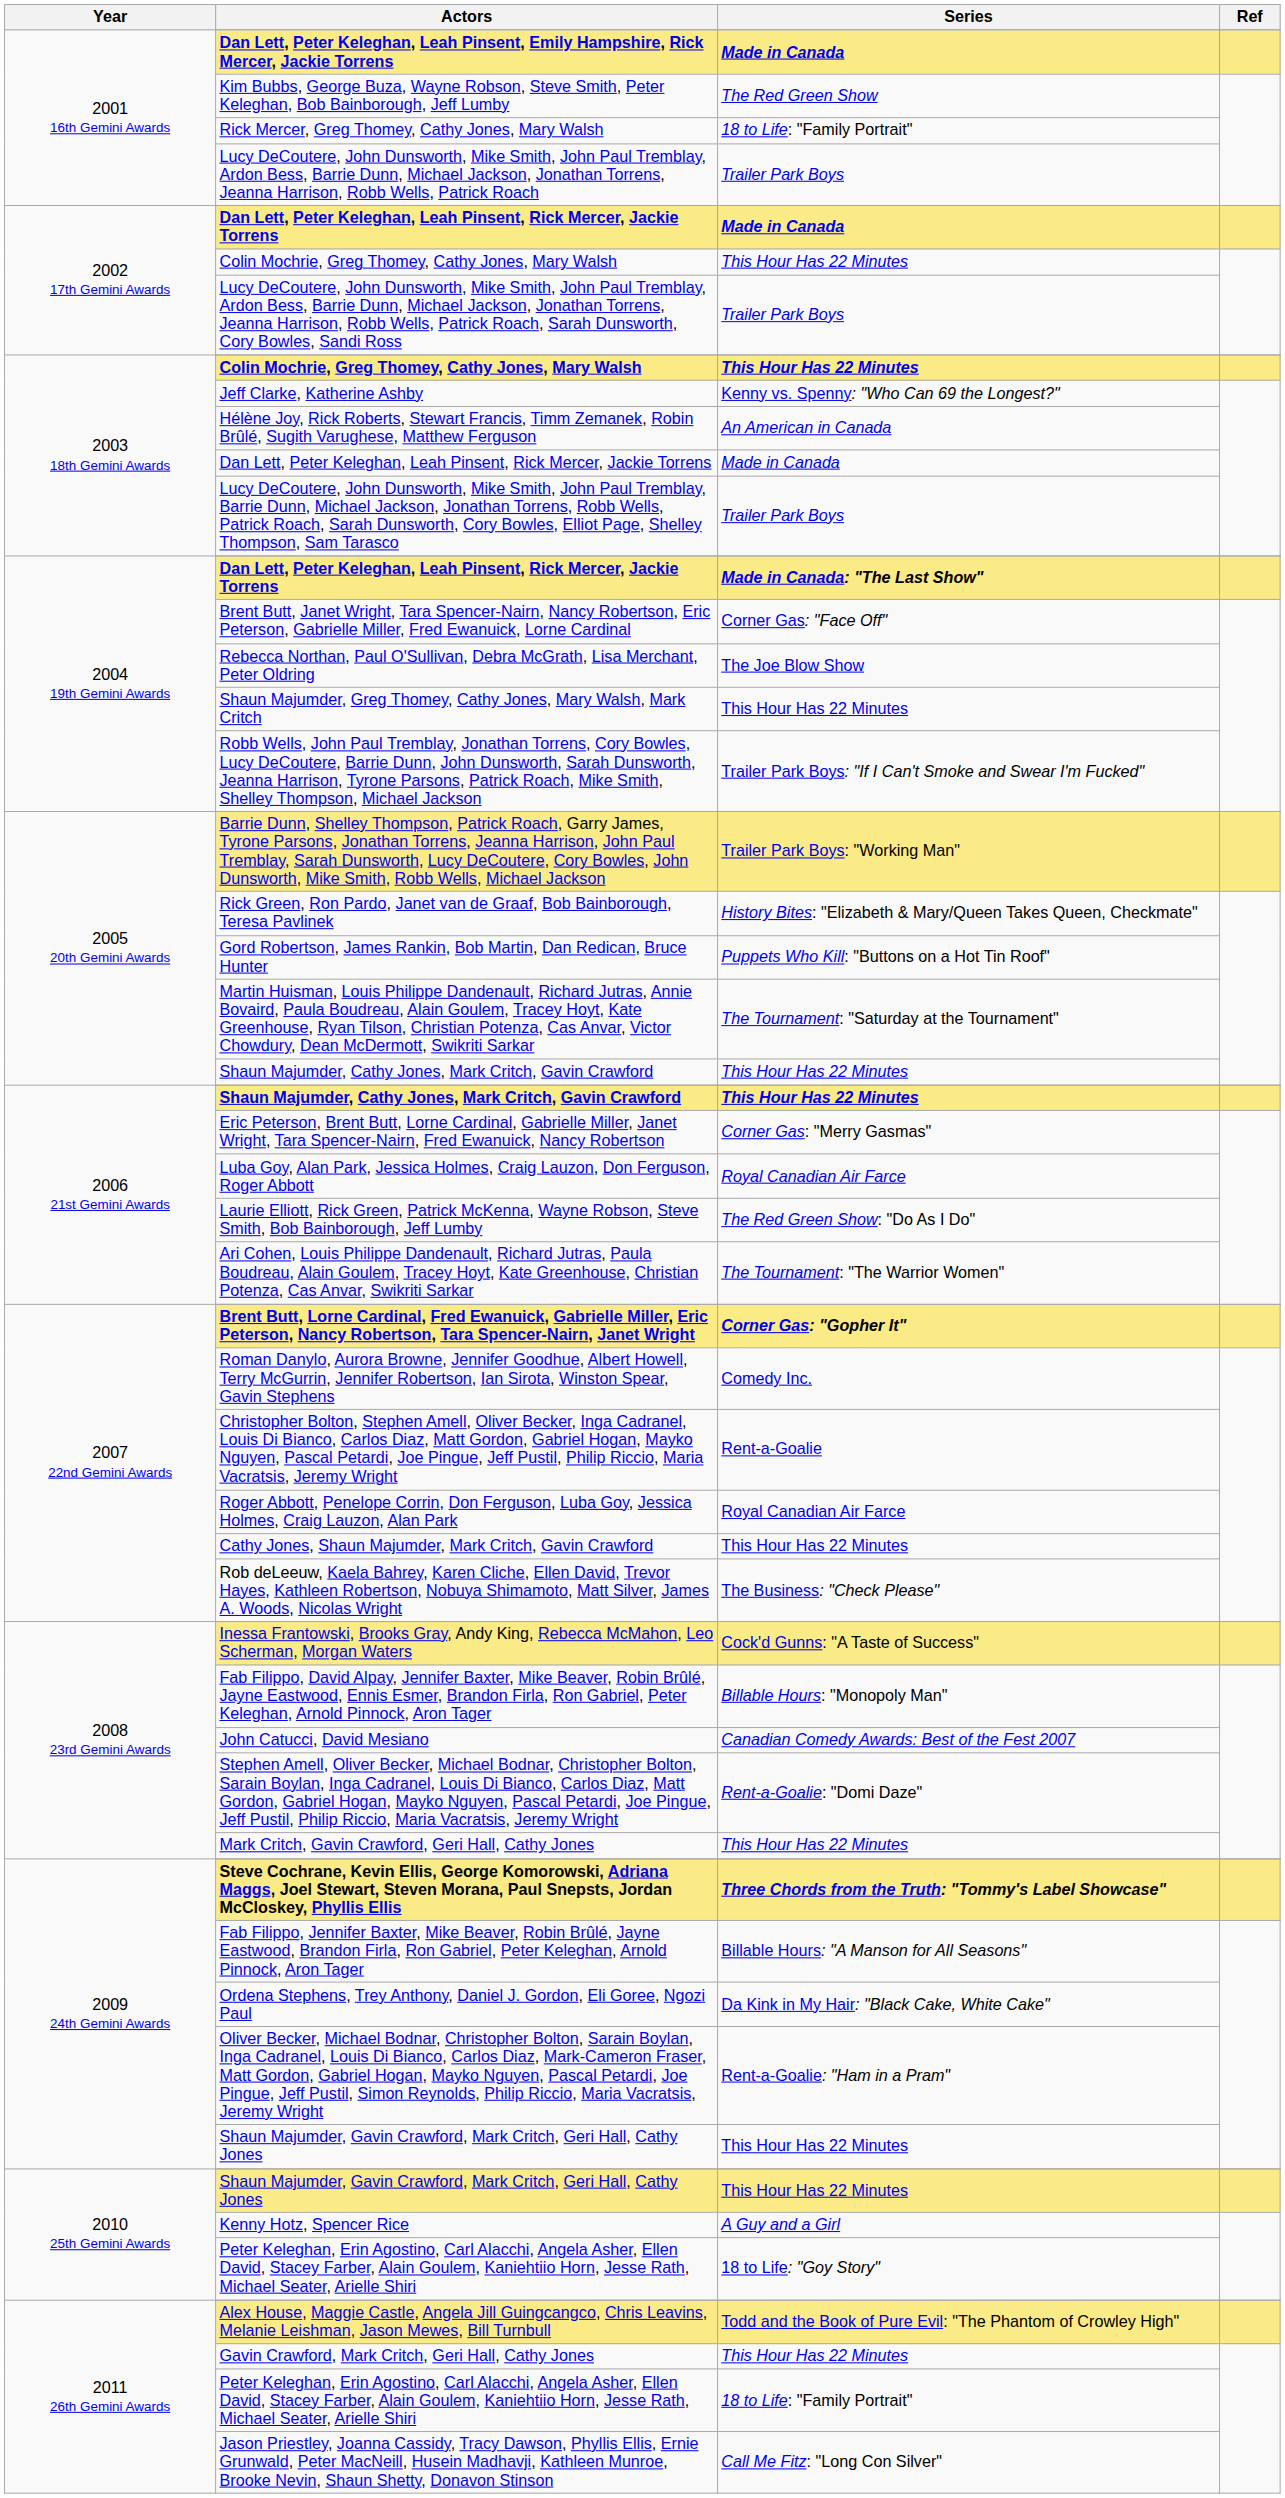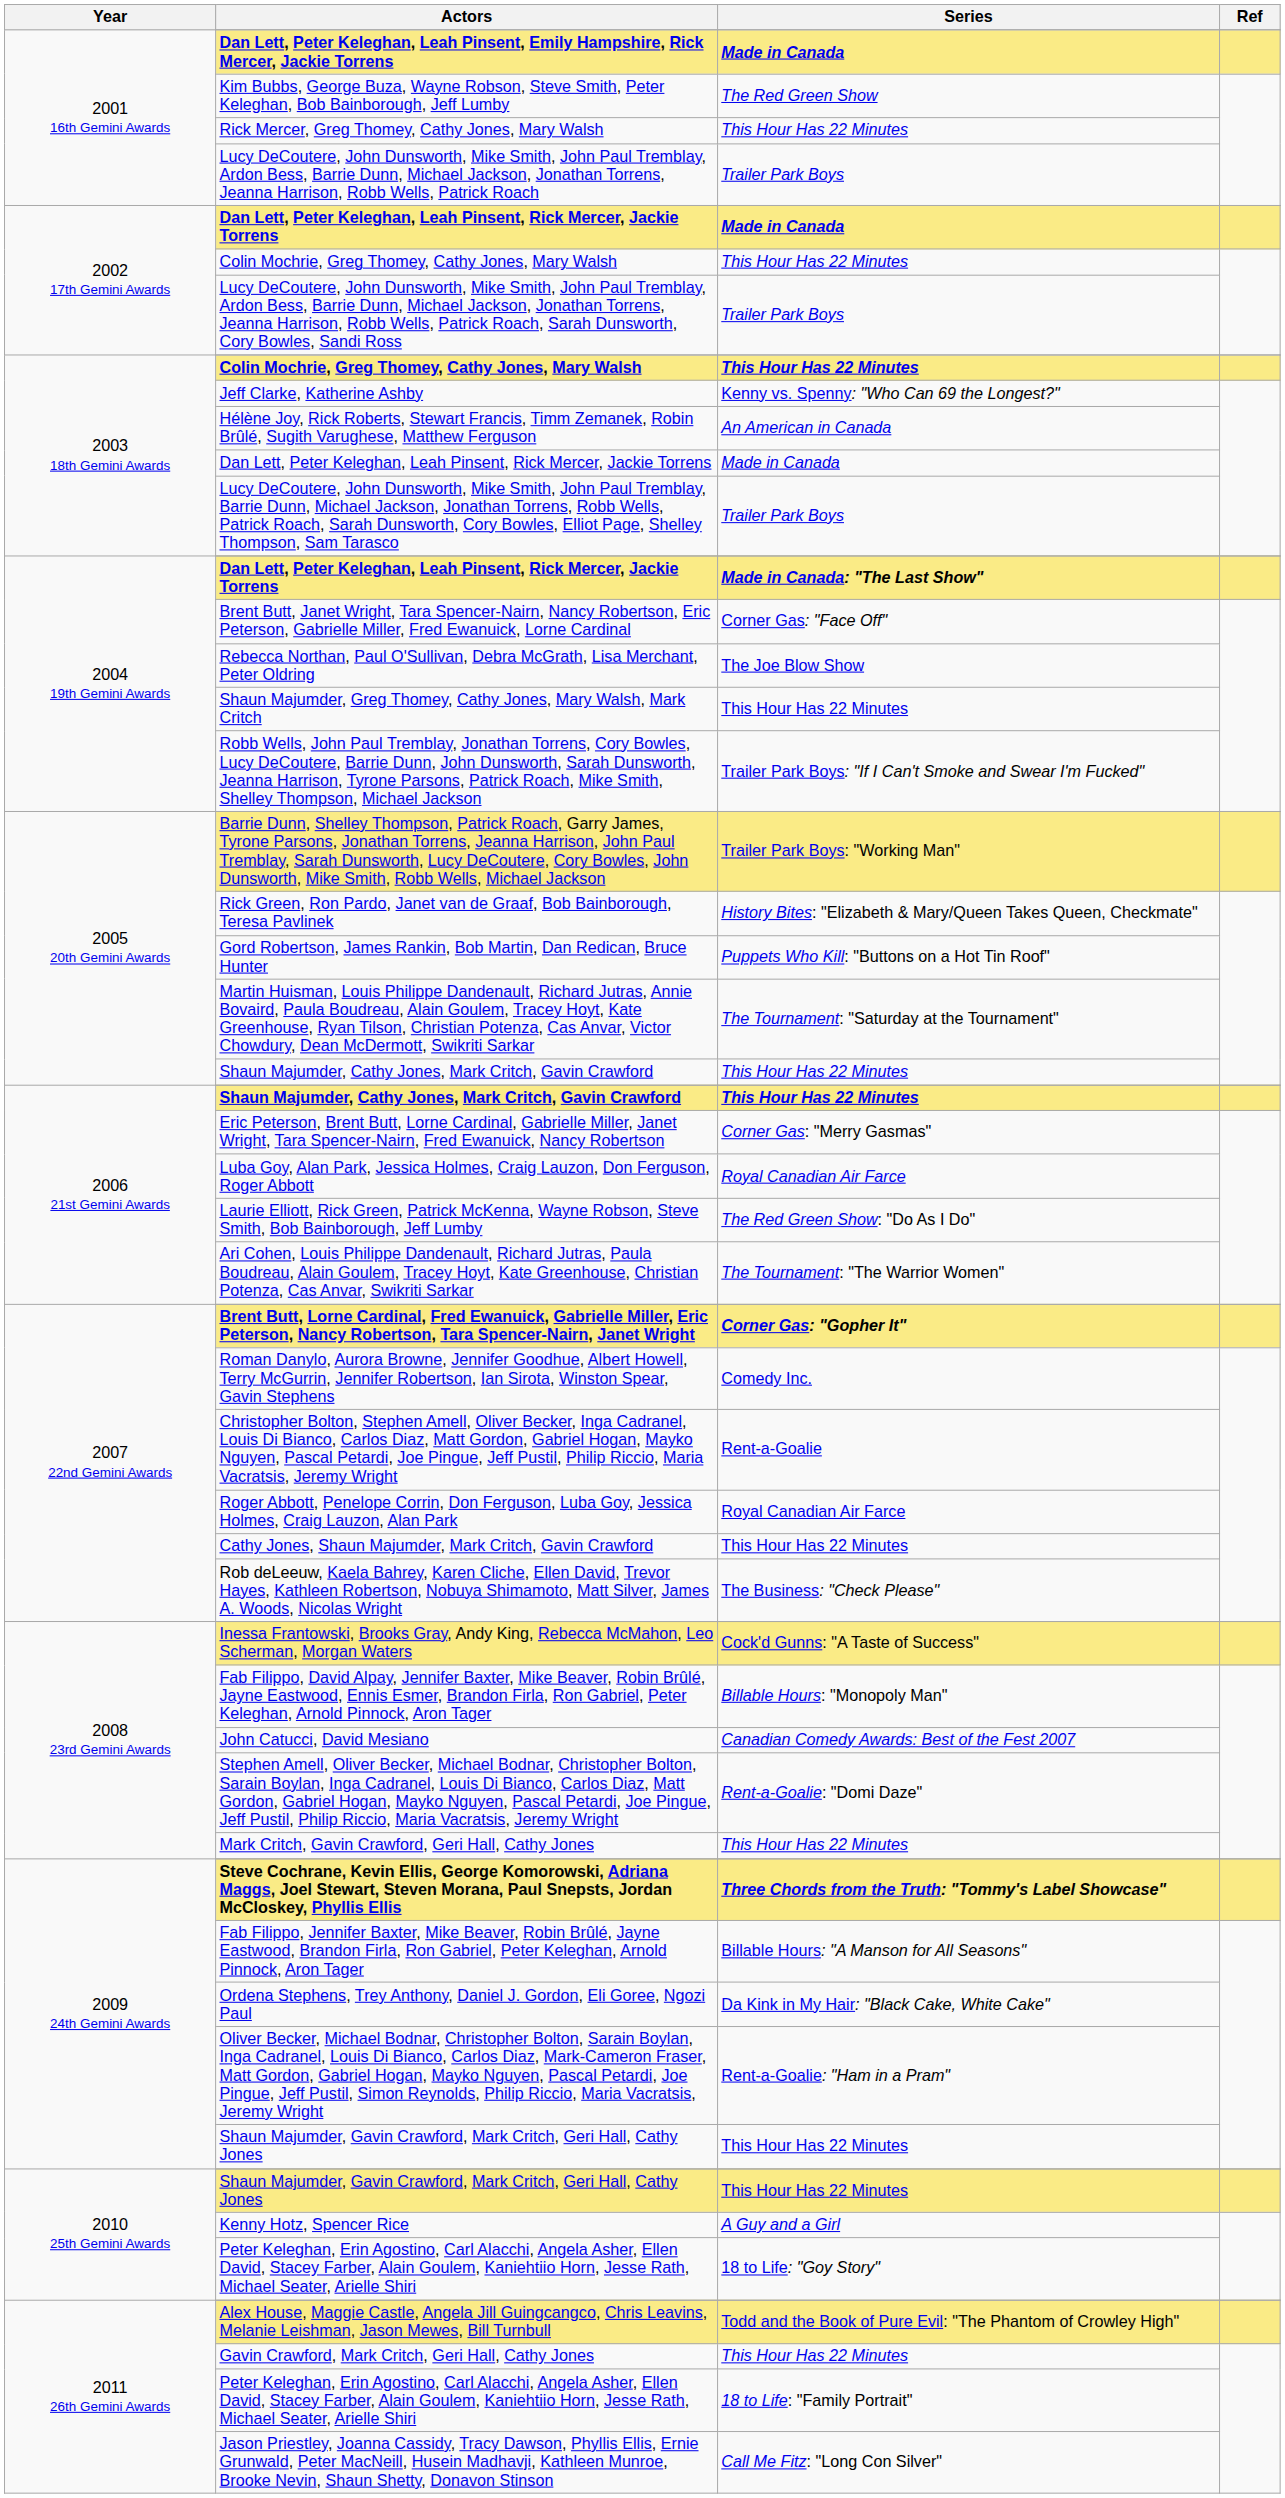(817, 130) 18 to Life: "Family Portrait" -> (815, 130) This Hour Has 22 Minutes
